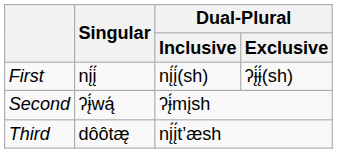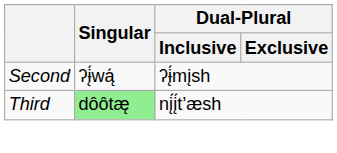- row: (26, 76)
(104, 133) no background -> (104, 104) lightgreen background
